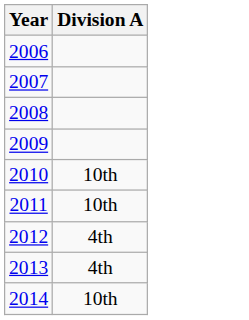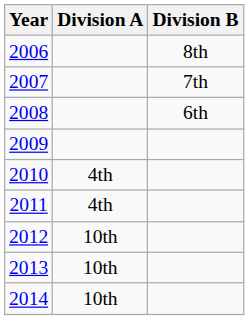+ column: (196, 19)
(100, 174) 10th -> (100, 174) 4th
(100, 205) 10th -> (100, 205) 4th
(100, 236) 4th -> (100, 236) 10th
(100, 267) 4th -> (100, 267) 10th
